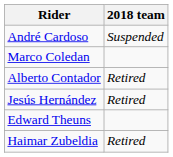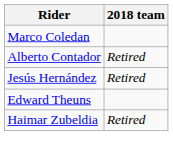- row: (48, 36)
